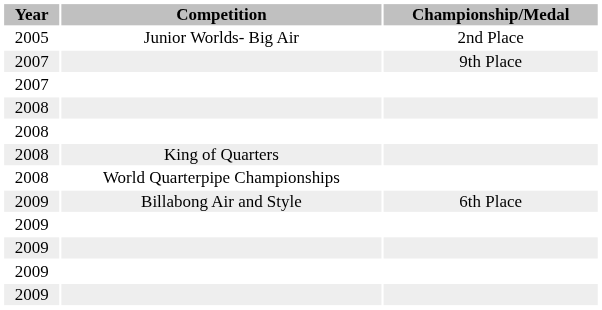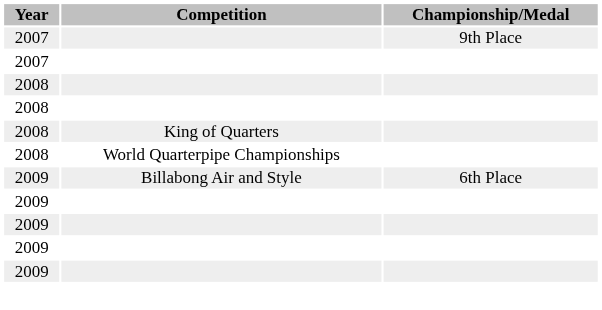- row: (32, 38)
